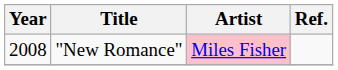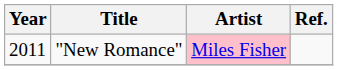(28, 49) 2008 -> (27, 49) 2011
